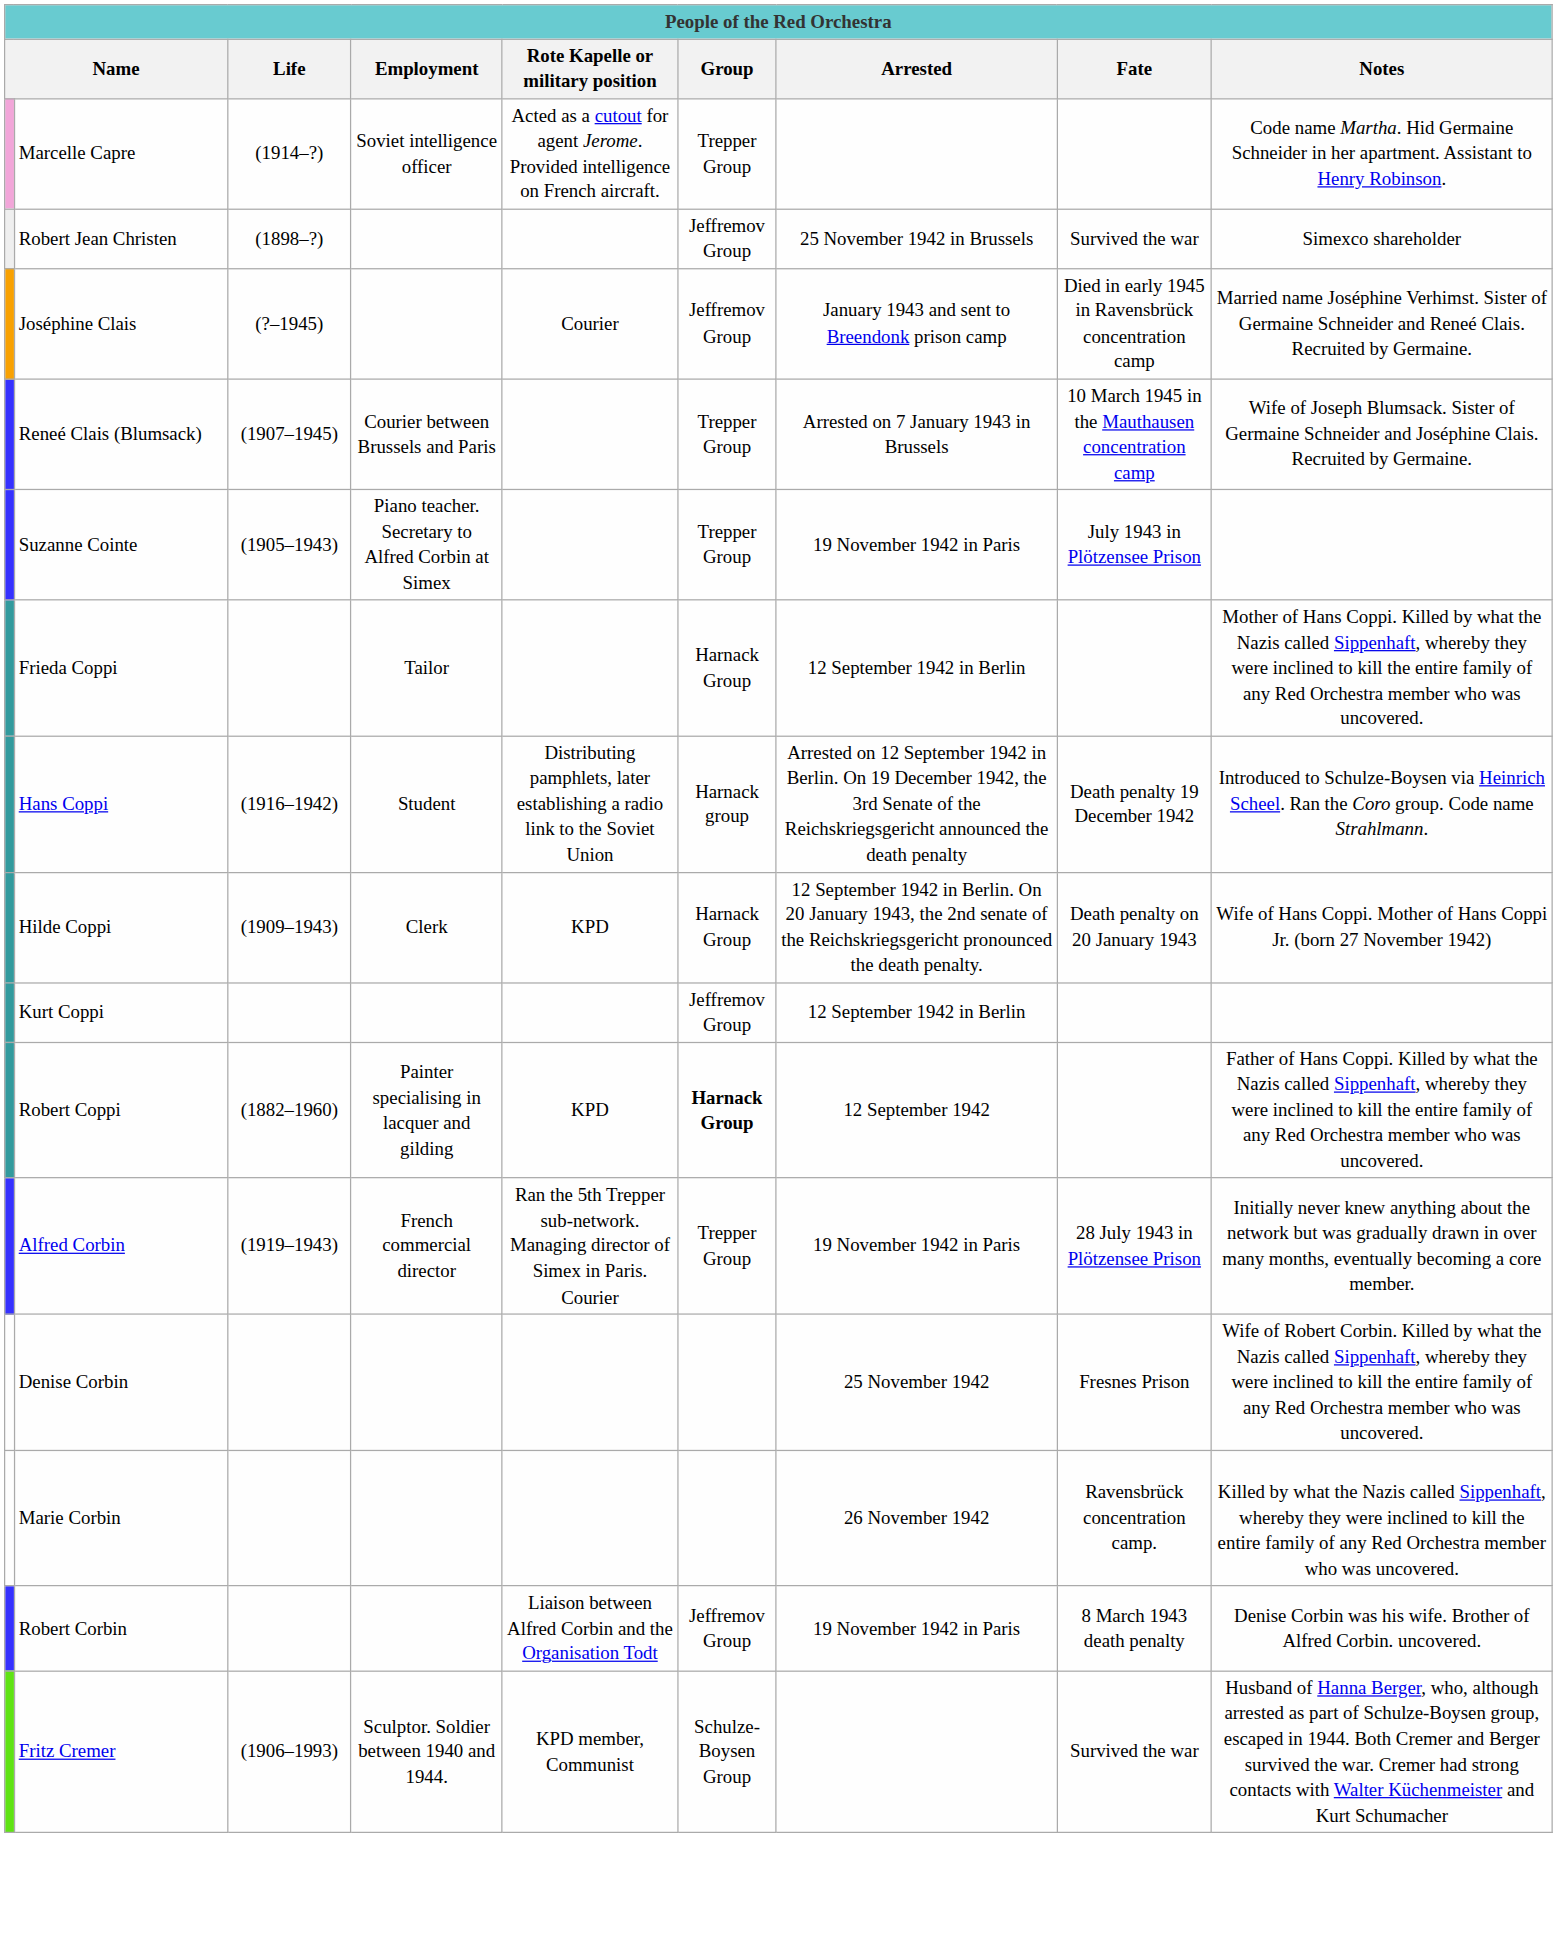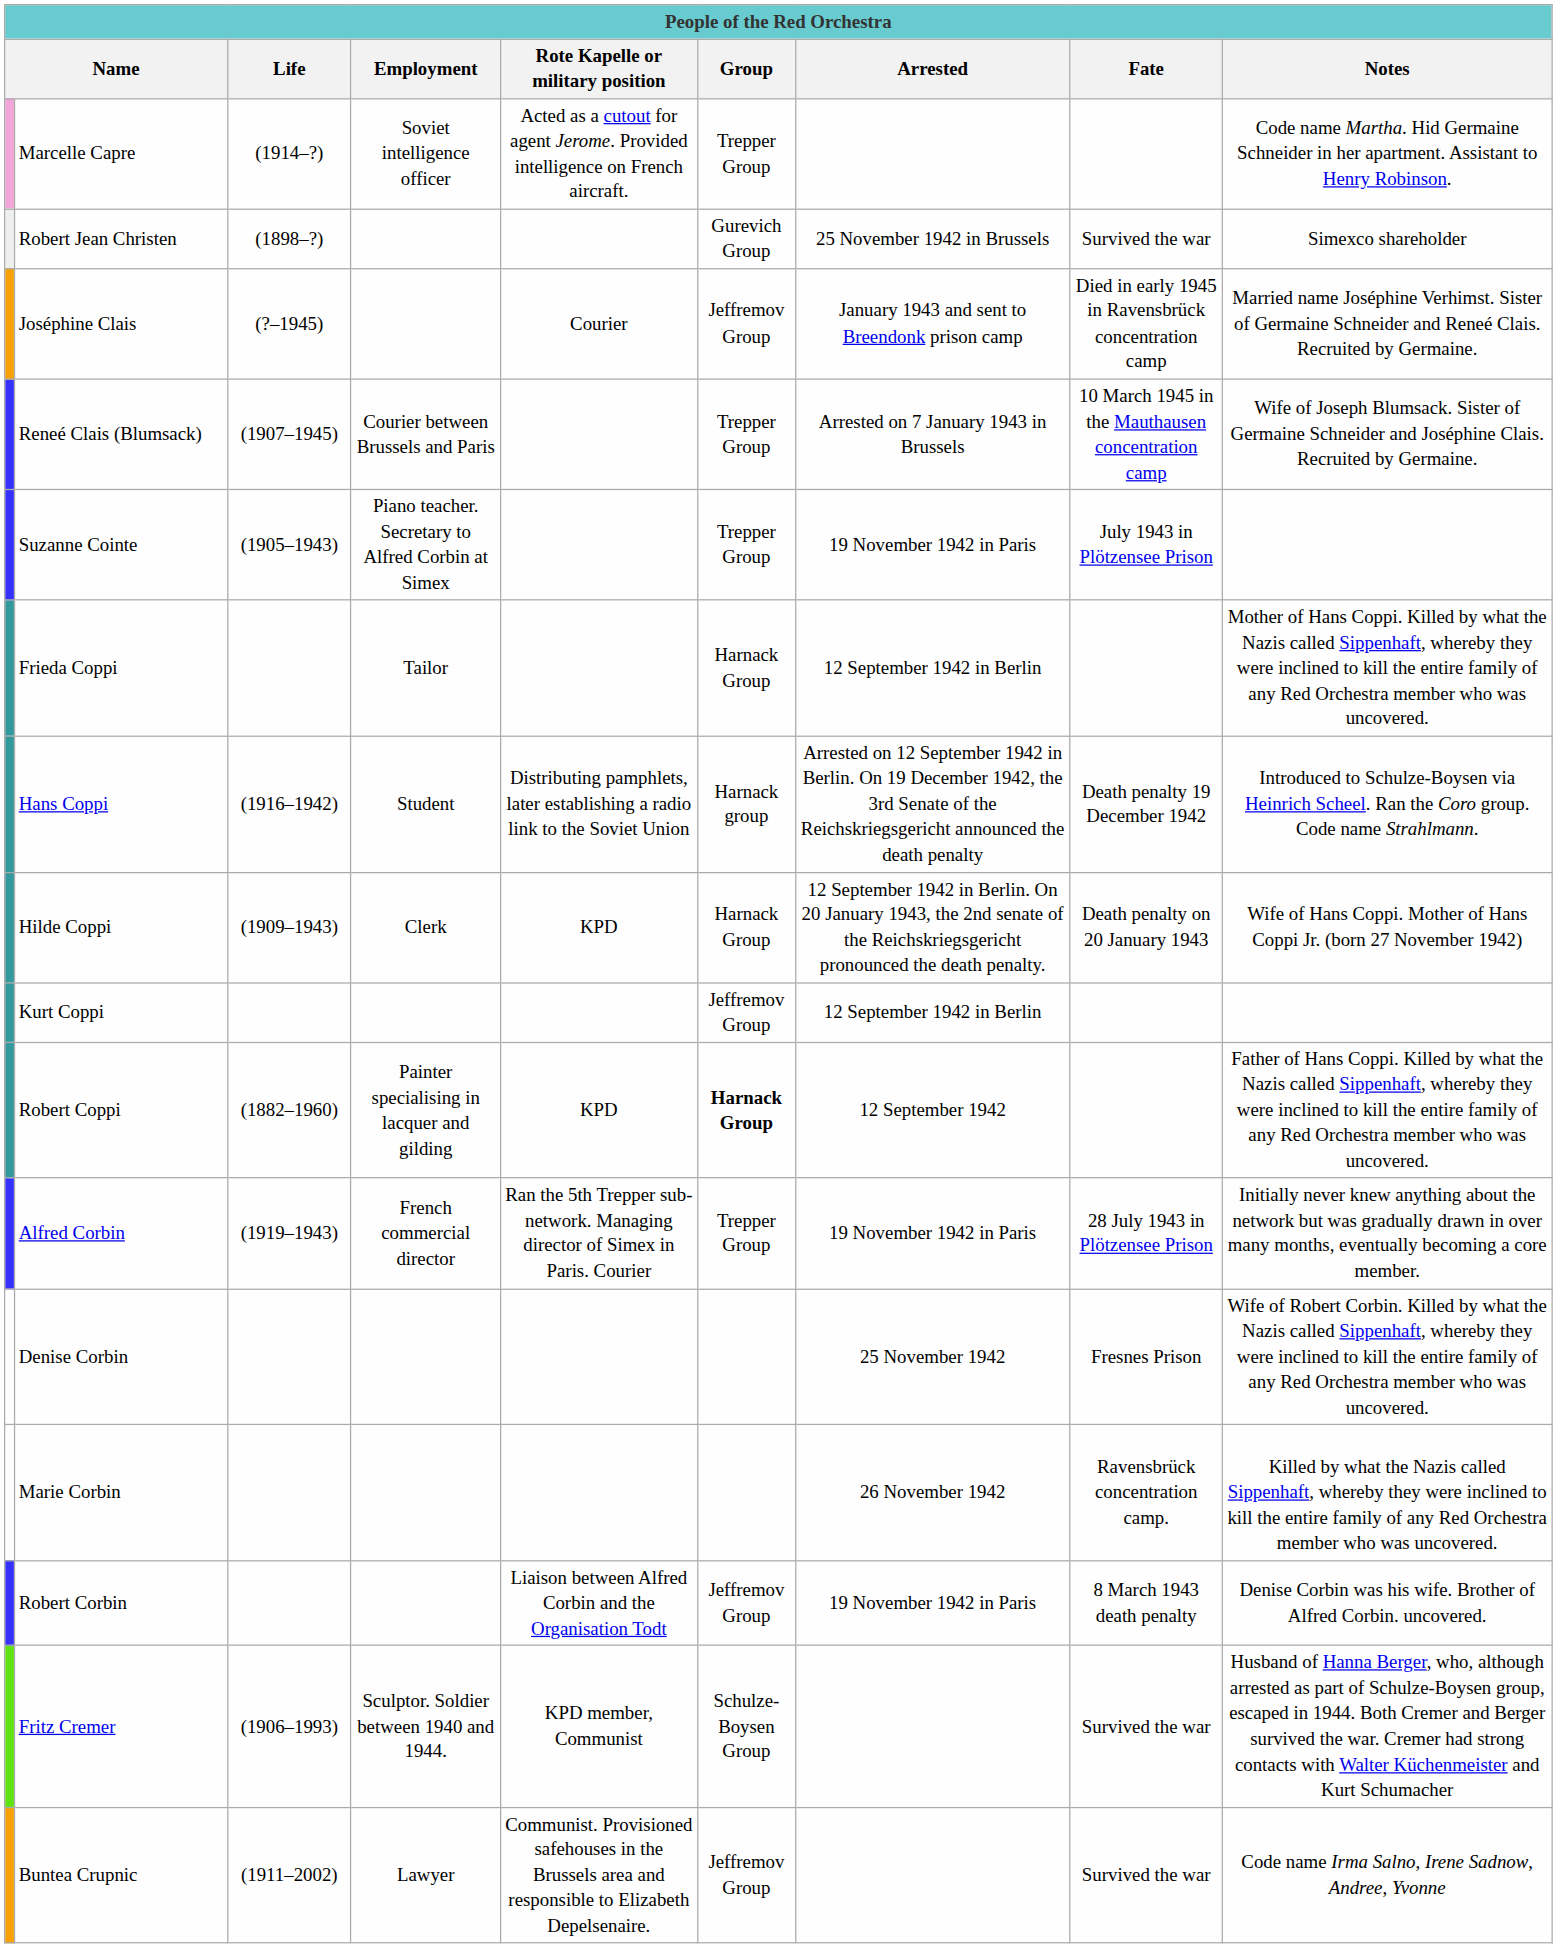(727, 238) Jeffremov Group -> (746, 238) Gurevich Group
+ row: (78, 1874)
